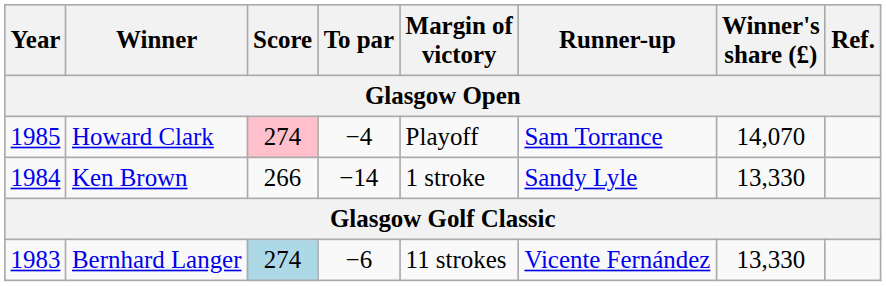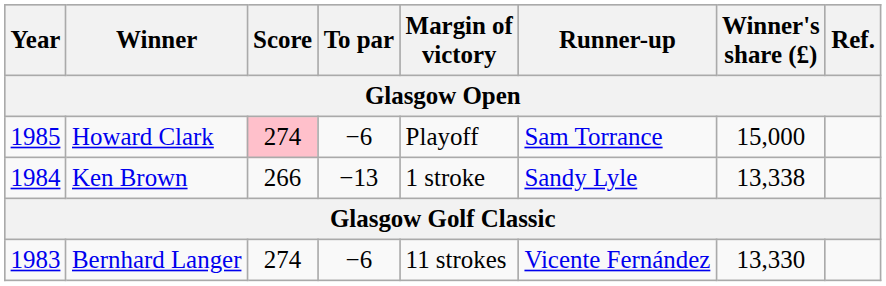(359, 136) −4 -> (359, 136) −6
(771, 136) 14,070 -> (771, 136) 15,000
(359, 178) −14 -> (359, 178) −13
(771, 178) 13,330 -> (771, 178) 13,338
(283, 260) lightblue background -> (283, 260) no background
